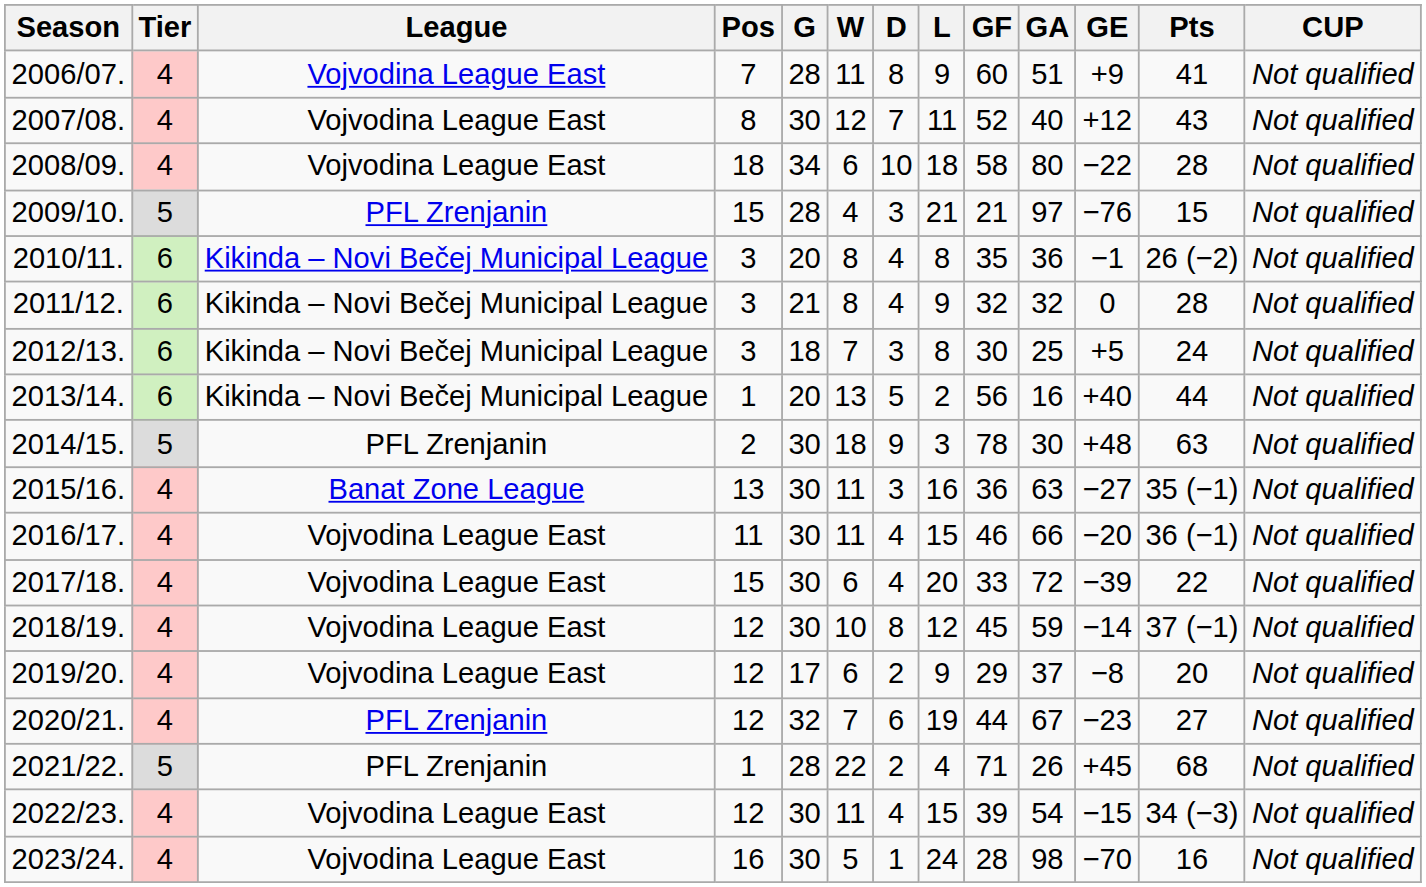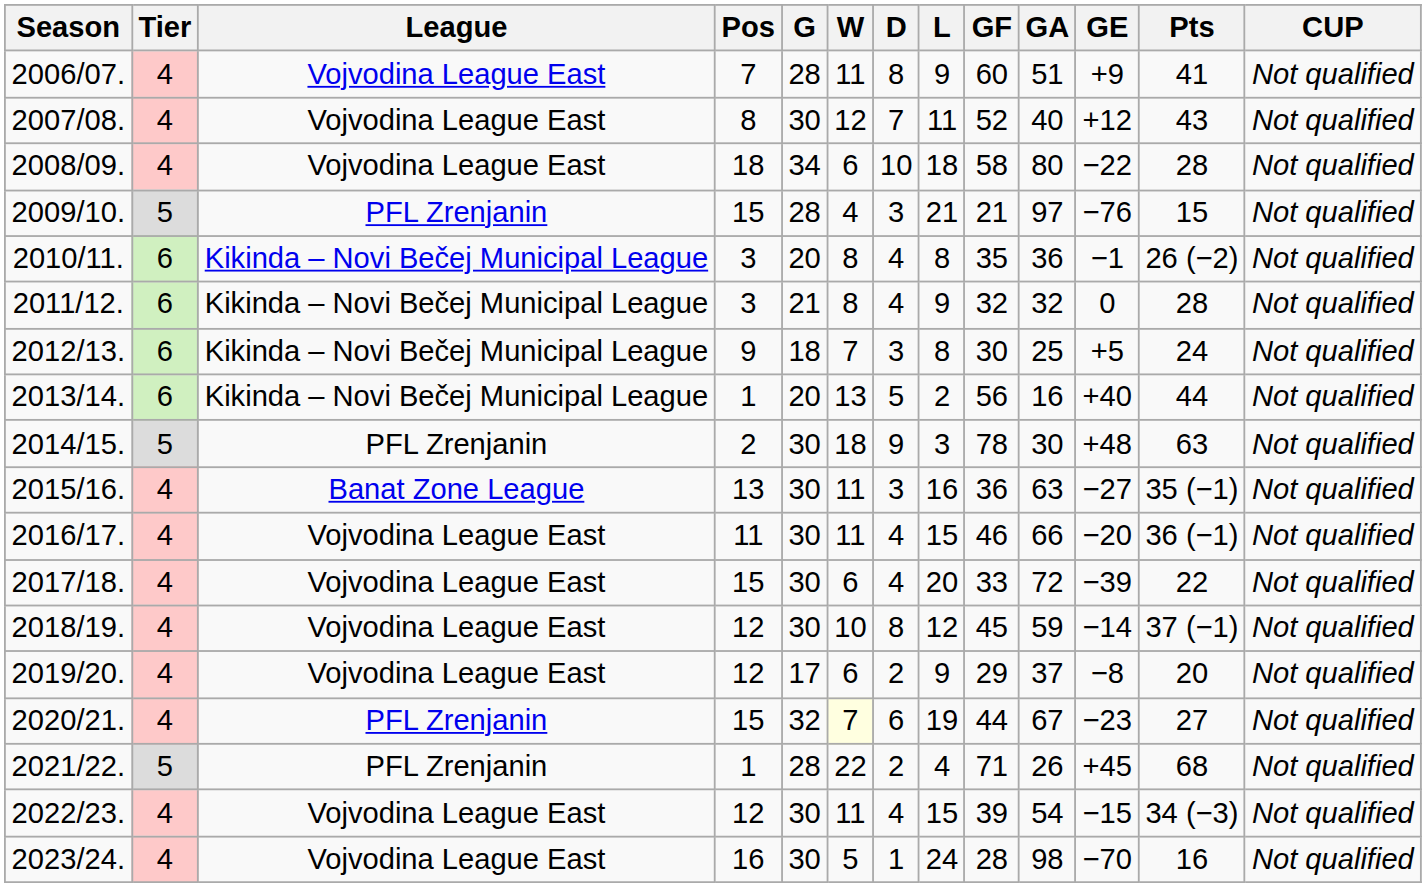(748, 350) 3 -> (748, 350) 9
(748, 720) 12 -> (748, 720) 15
(850, 720) no background -> (850, 720) lightyellow background
